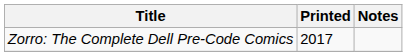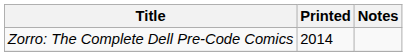(317, 39) 2017 -> (317, 39) 2014
